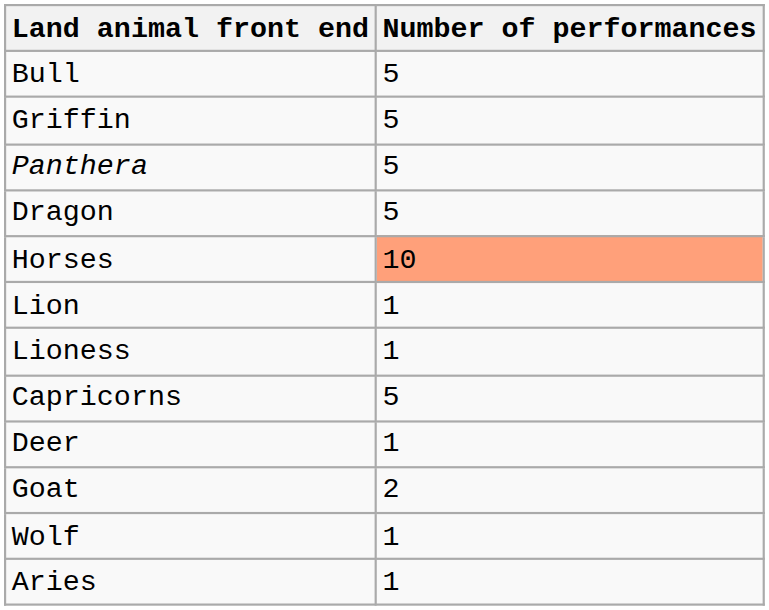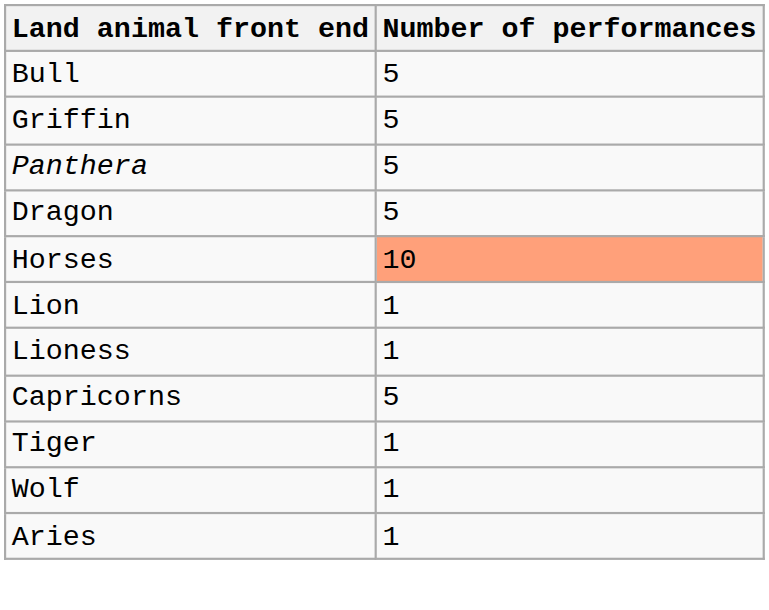- row: (46, 444)
- row: (46, 490)
+ row: (54, 444)
